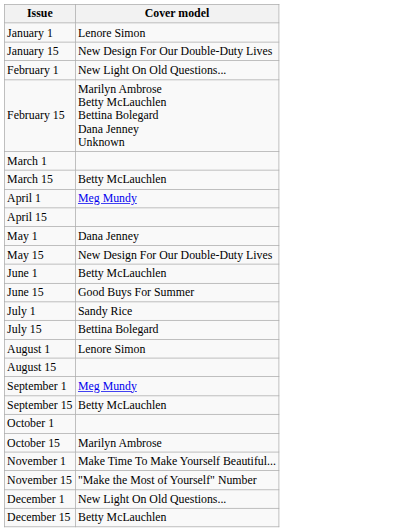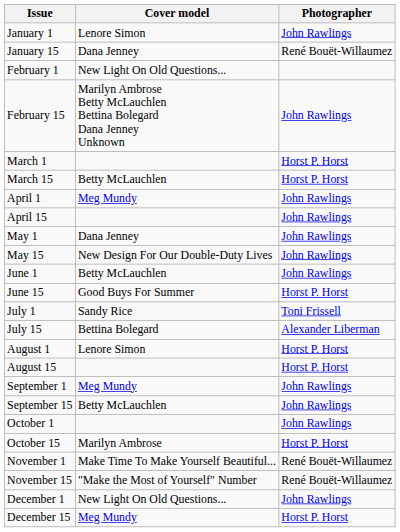+ column: (337, 13)
(175, 51) New Design For Our Double-Duty Lives -> (108, 51) Dana Jenney
(122, 517) Betty McLauchlen -> (107, 517) Meg Mundy
